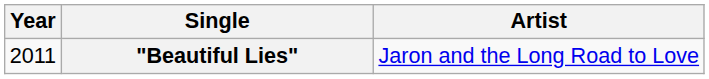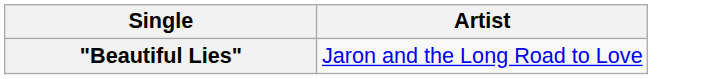- column: (33, 21)
